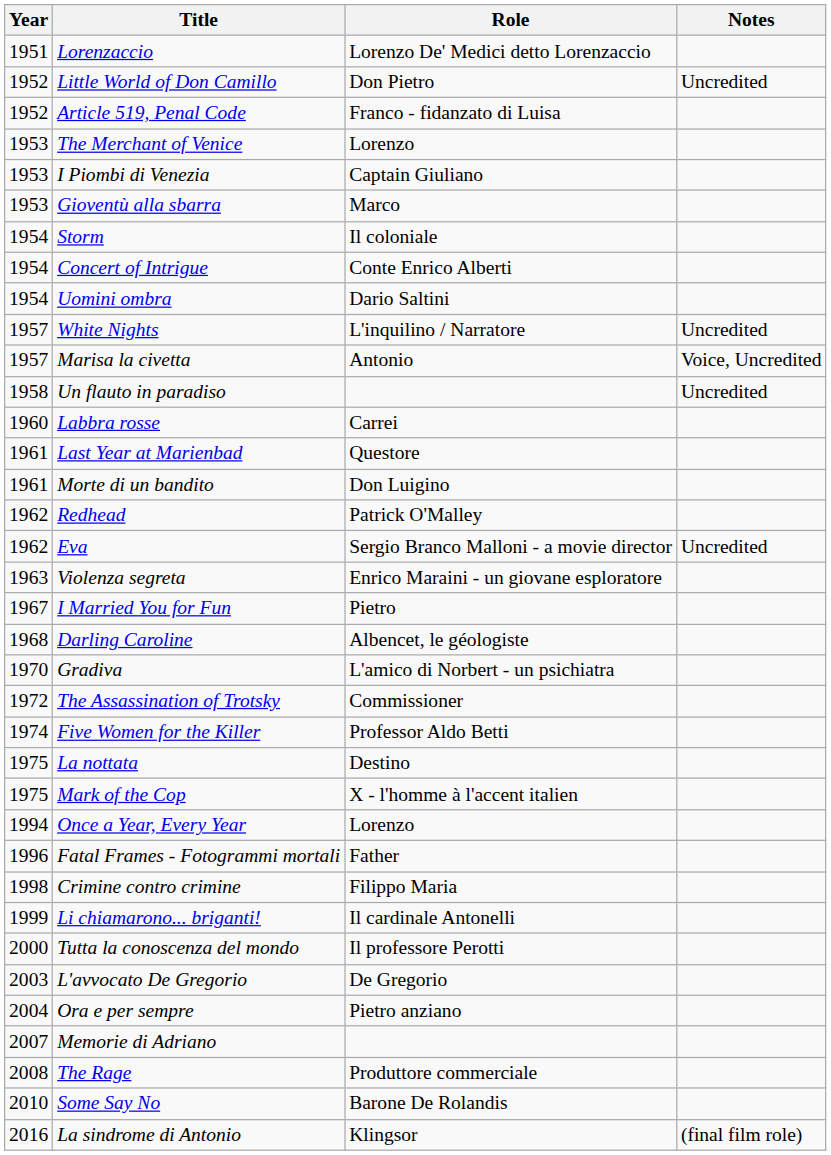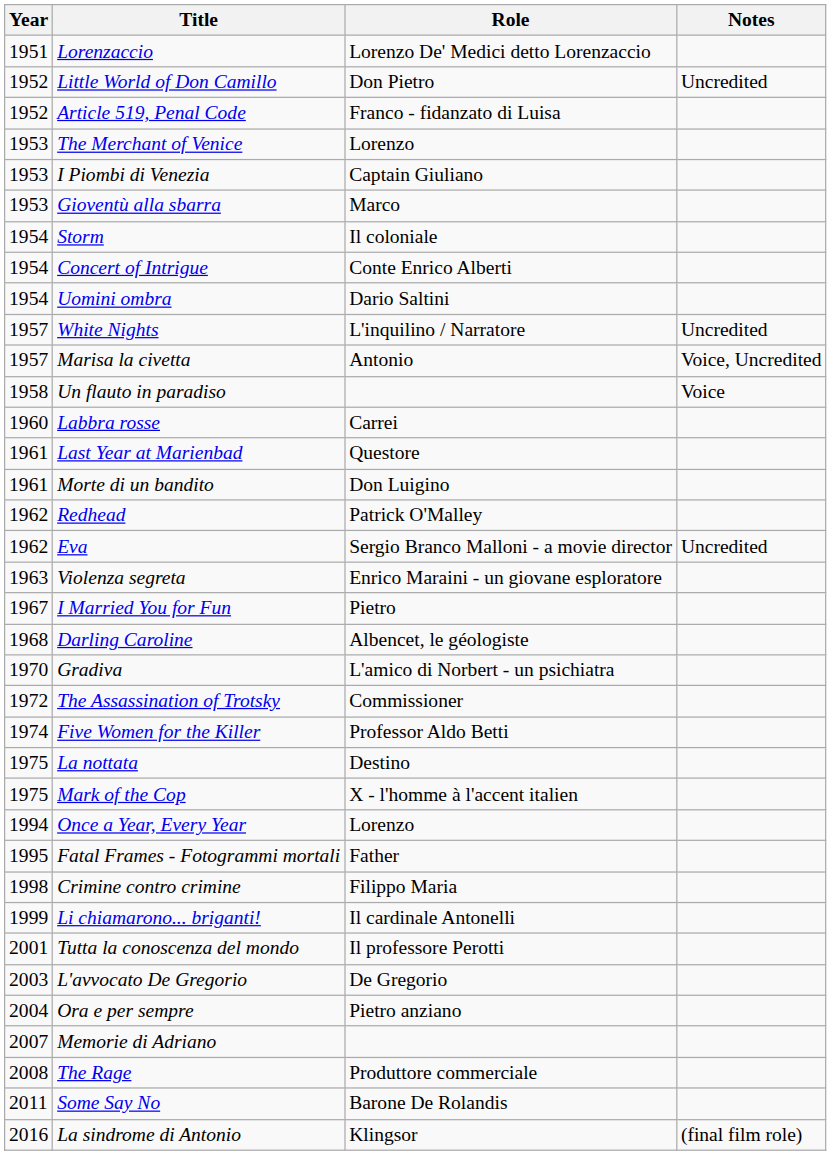(724, 391) Uncredited -> (703, 391) Voice
(29, 855) 1996 -> (29, 855) 1995
(29, 948) 2000 -> (29, 948) 2001
(29, 1103) 2010 -> (28, 1103) 2011
